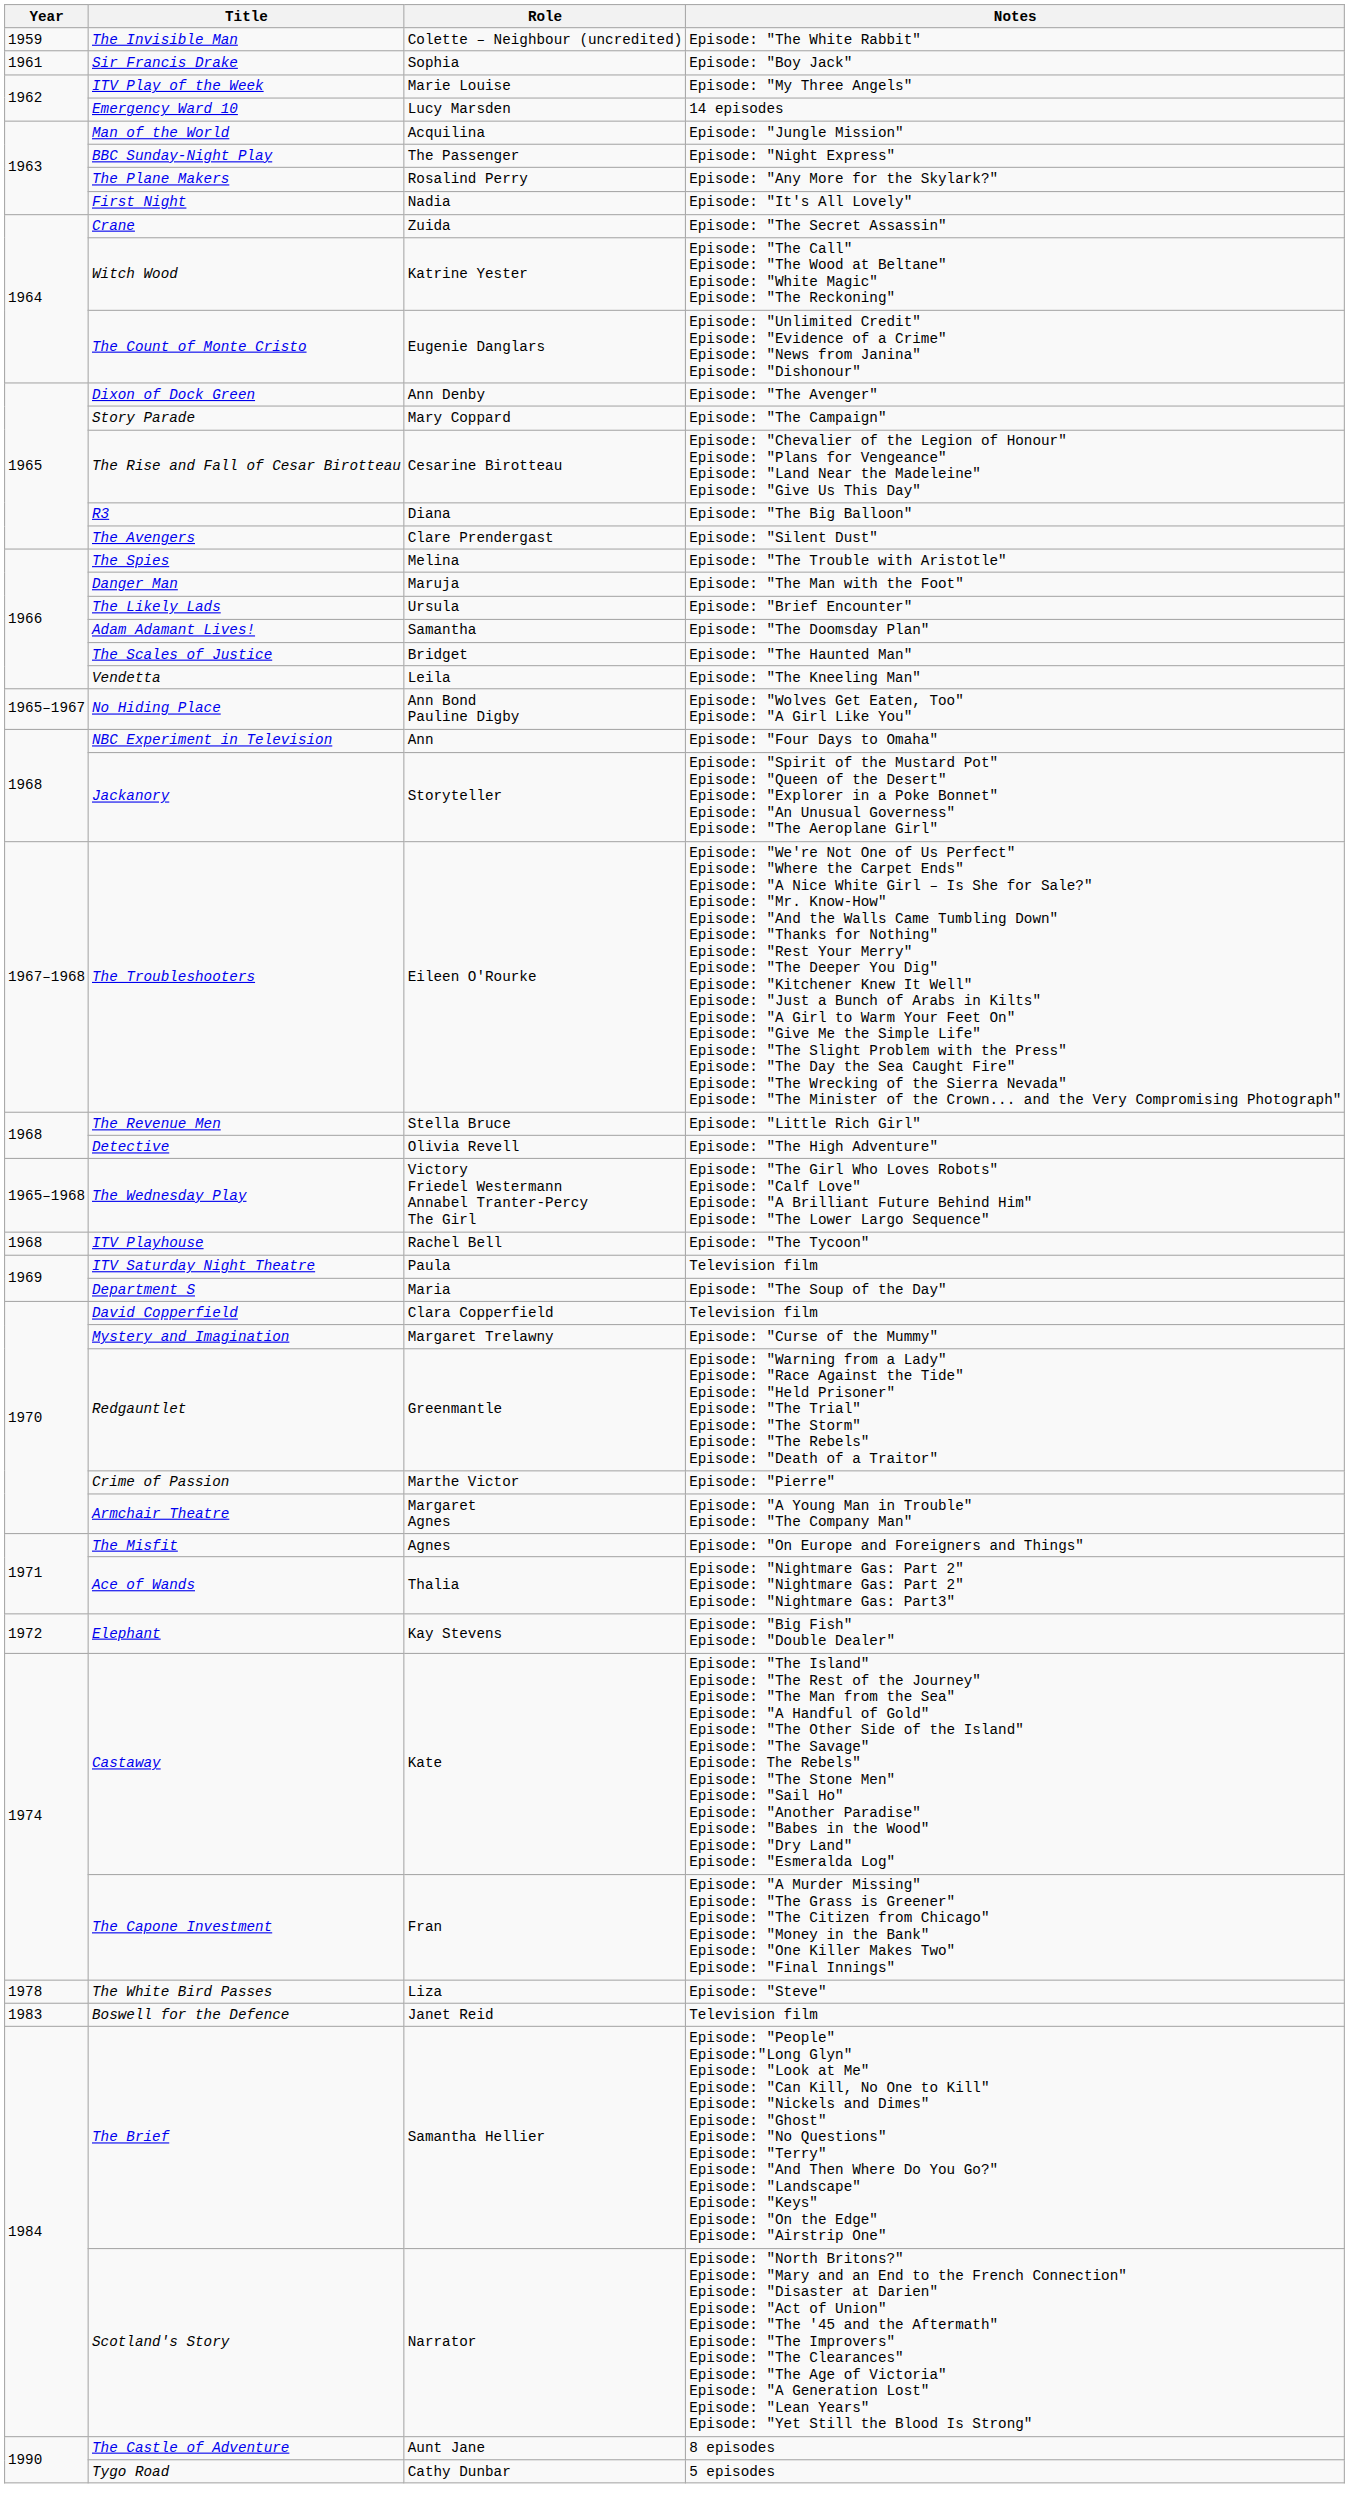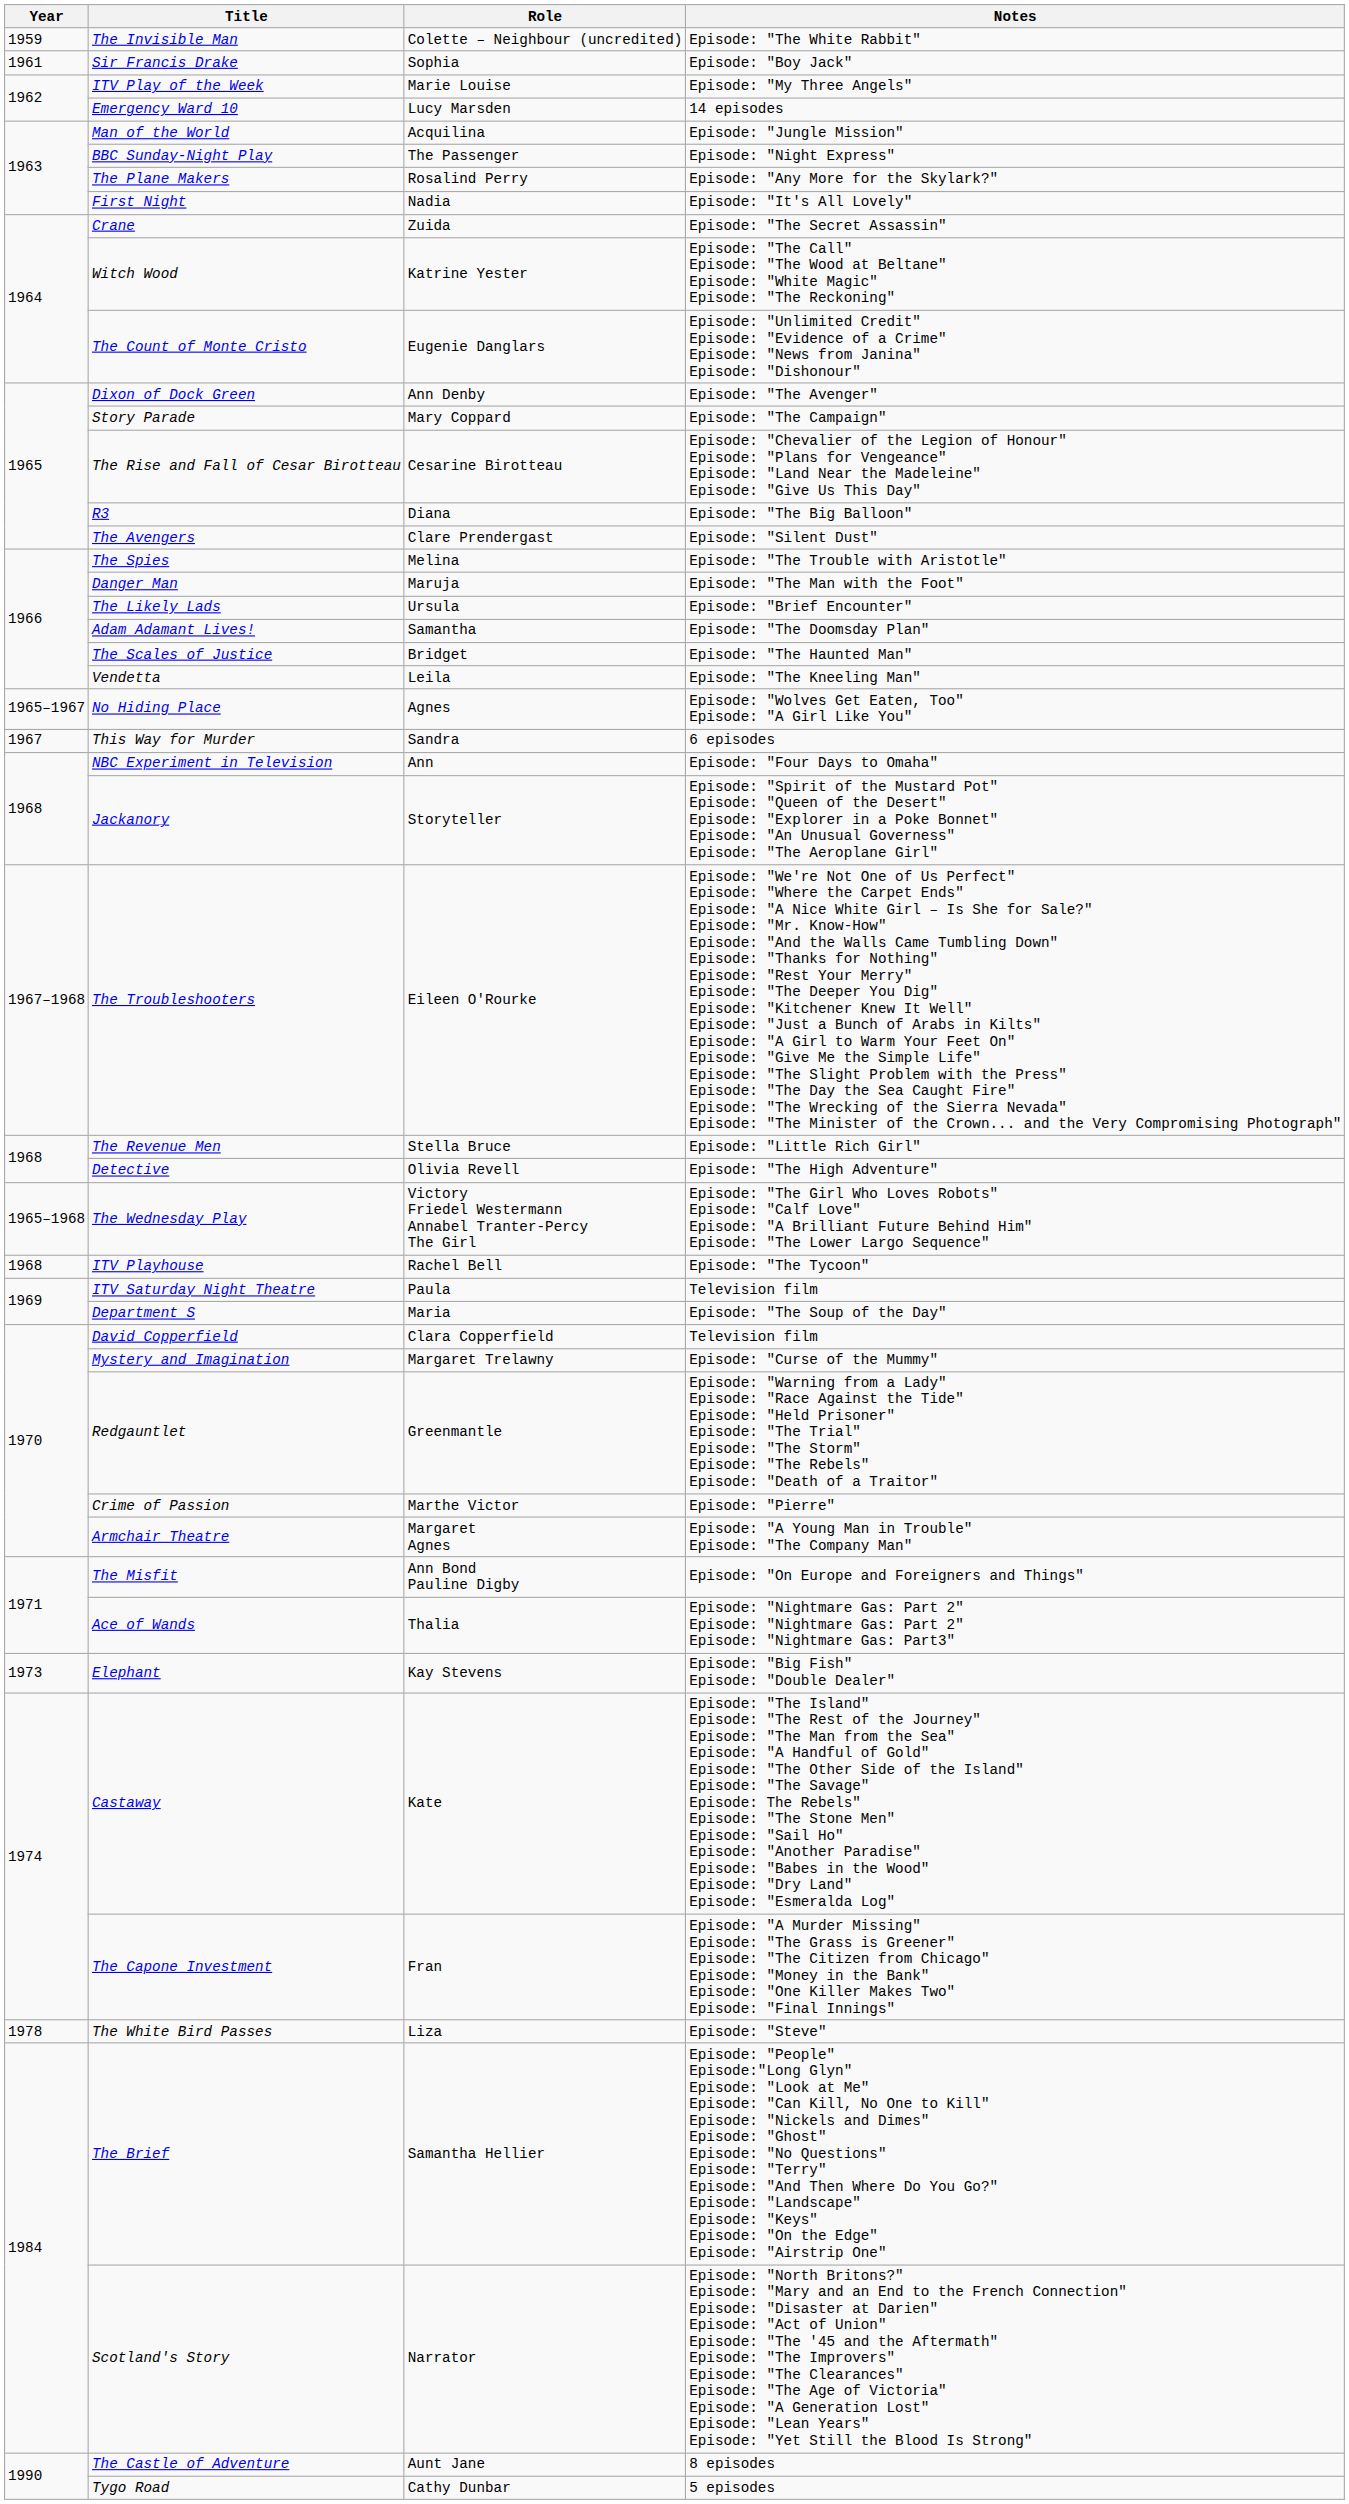(464, 709) Ann Bond Pauline Digby -> (429, 709) Agnes
+ row: (174, 741)
(429, 1545) Agnes -> (464, 1577) Ann Bond Pauline Digby
(25, 1633) 1972 -> (25, 1673) 1973
- row: (191, 2015)
